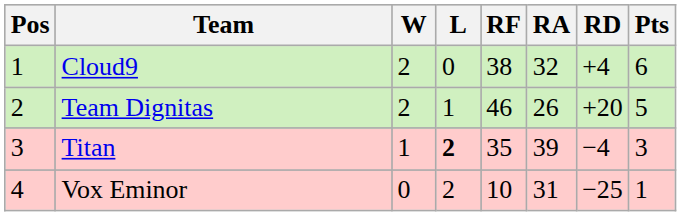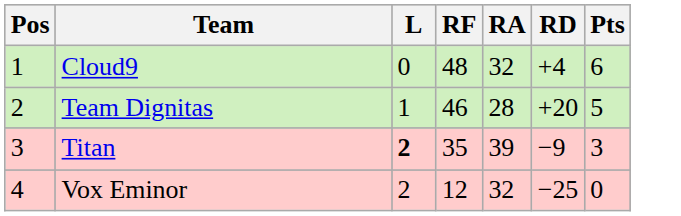- column: (414, 25)
(499, 66) 38 -> (455, 66) 48
(546, 107) 26 -> (501, 107) 28
(596, 148) −4 -> (552, 148) −9
(499, 189) 10 -> (455, 189) 12
(546, 189) 31 -> (501, 189) 32
(641, 189) 1 -> (597, 189) 0
